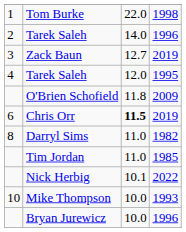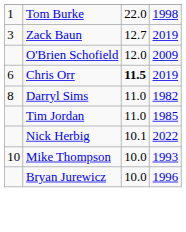- row: (56, 34)
- row: (56, 75)
(135, 95) 11.8 -> (135, 55) 12.0
